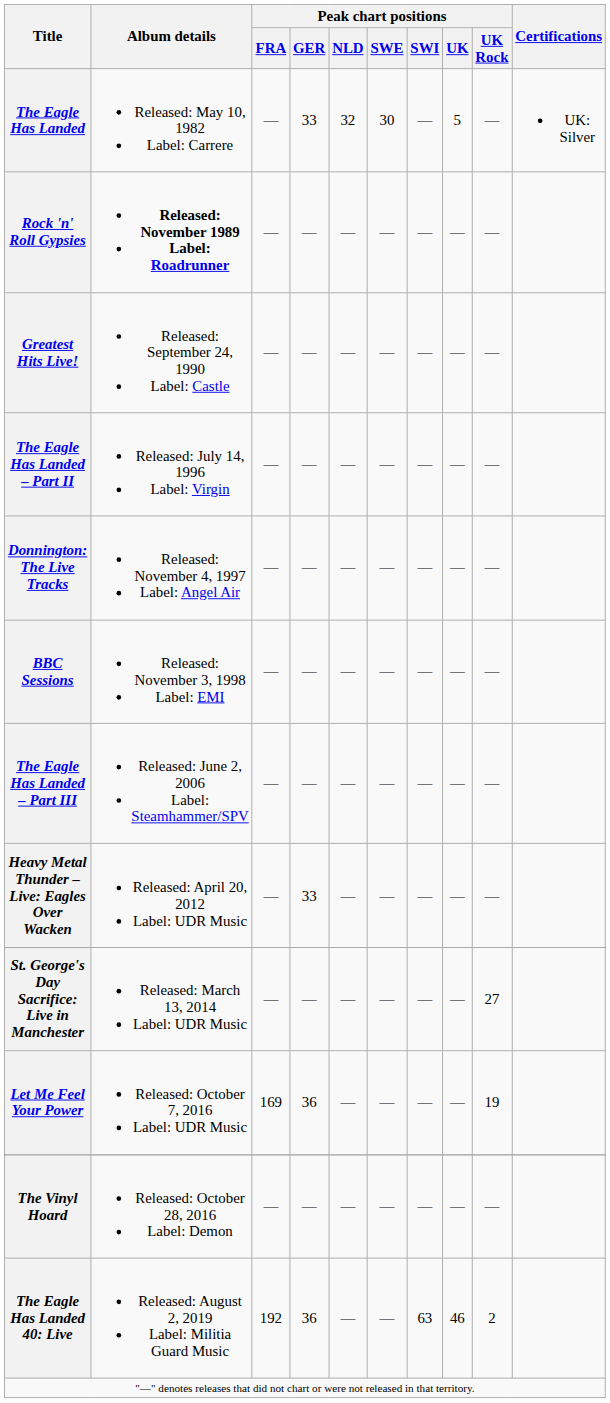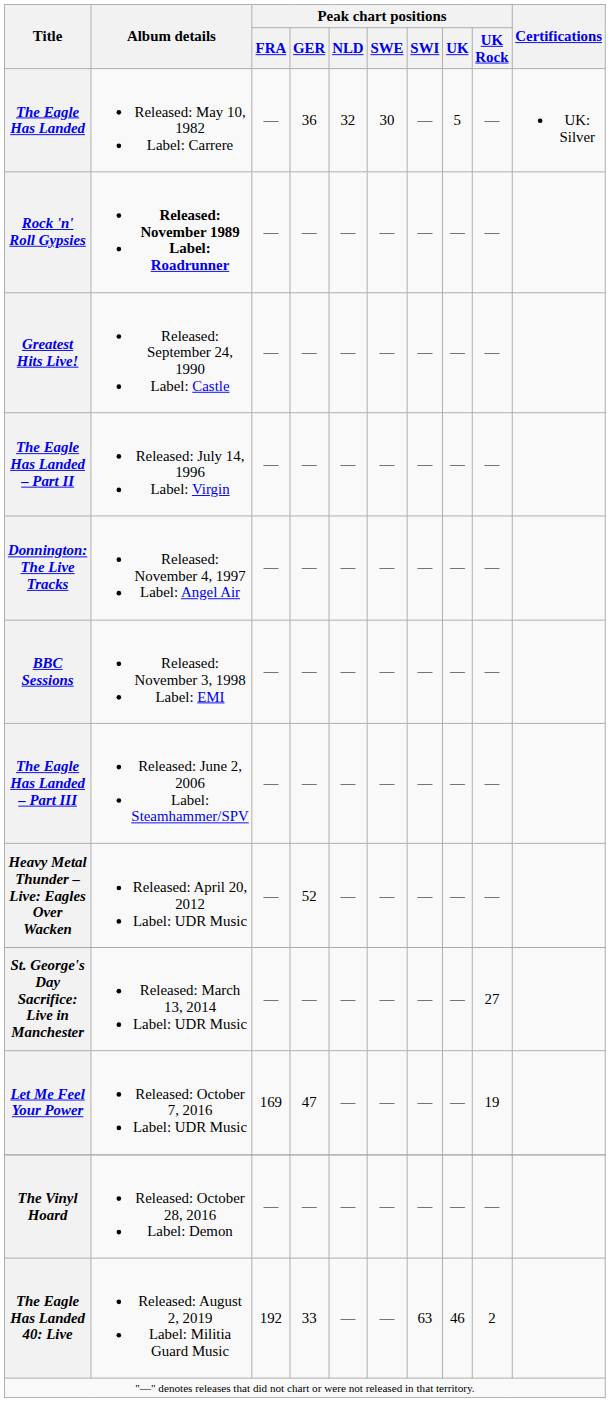(309, 120) 33 -> (309, 120) 36
(309, 895) 33 -> (309, 895) 52
(309, 1102) 36 -> (309, 1102) 47
(309, 1318) 36 -> (309, 1318) 33
